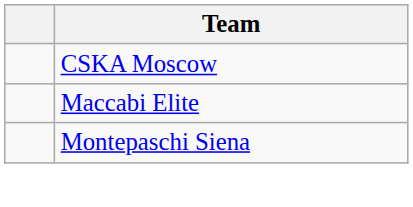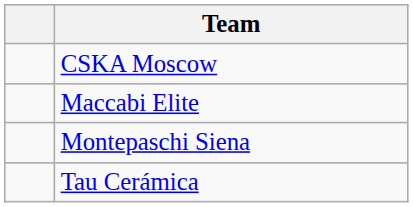+ row: (130, 181)
